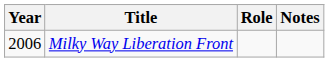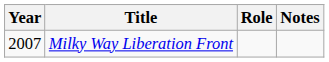(25, 43) 2006 -> (25, 43) 2007
